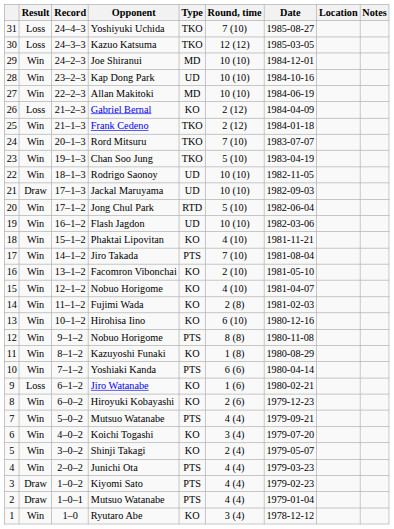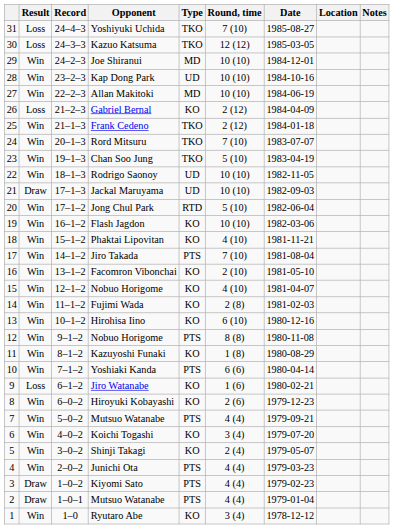(192, 223) UD -> (192, 223) KO
